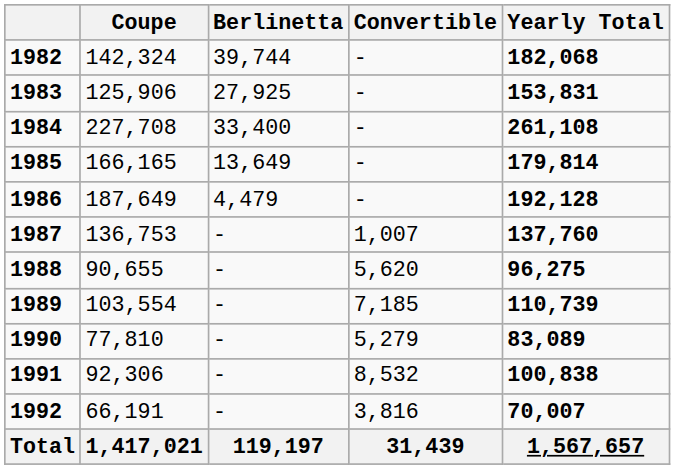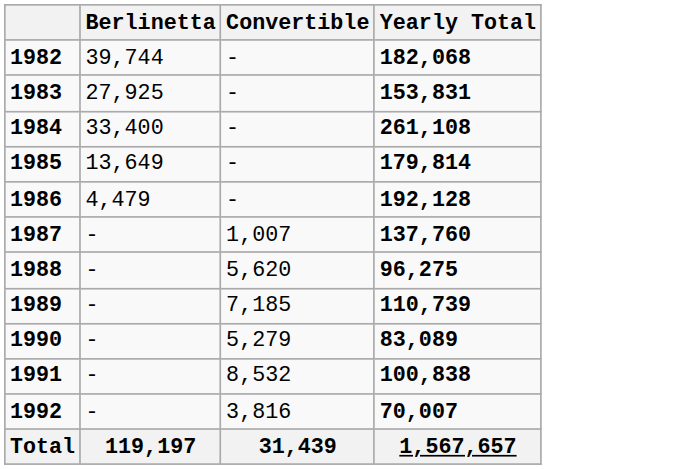- column: (144, 23)
